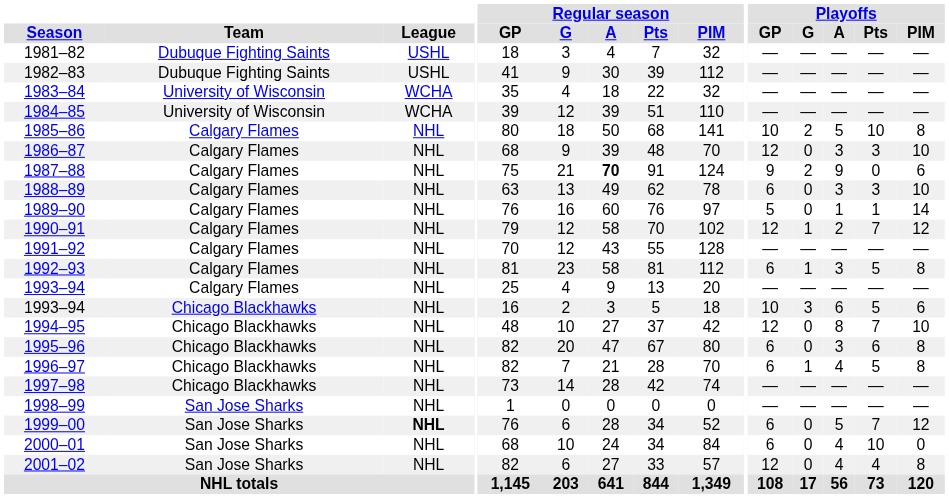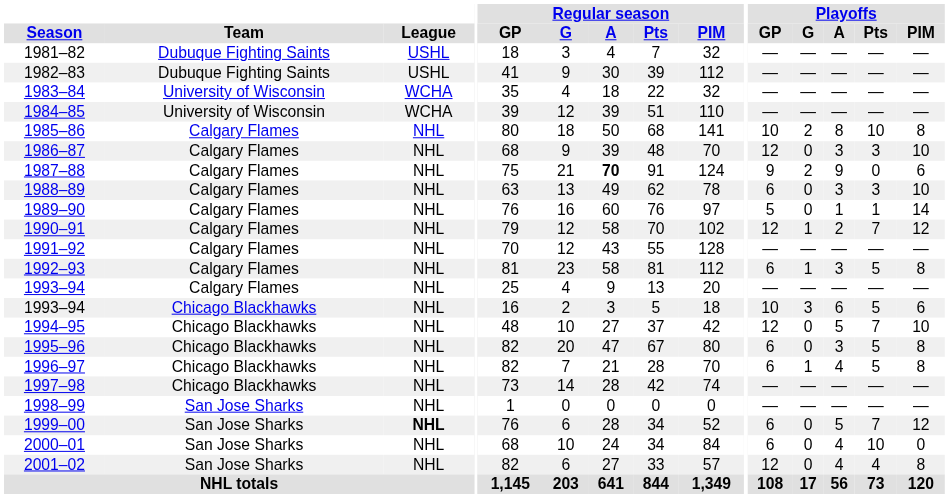(839, 131) 5 -> (839, 131) 8
(839, 327) 8 -> (839, 327) 5
(876, 347) 6 -> (876, 347) 5
